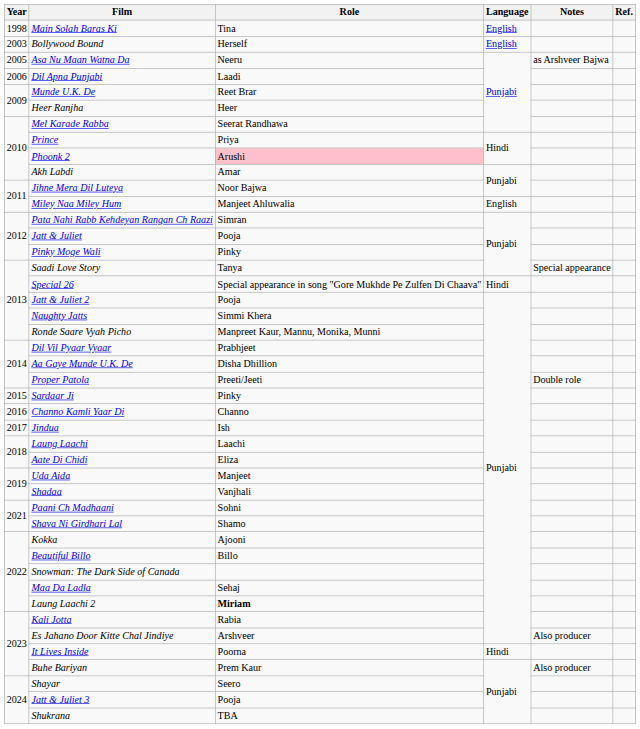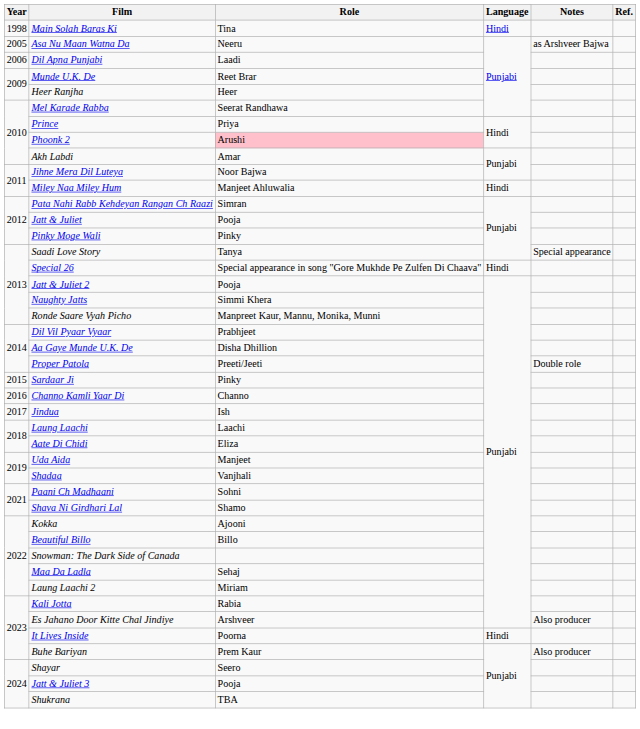(501, 28) English -> (497, 28) Hindi
- row: (67, 44)
(501, 204) English -> (497, 188) Hindi
(234, 603) bold -> (233, 587) normal
